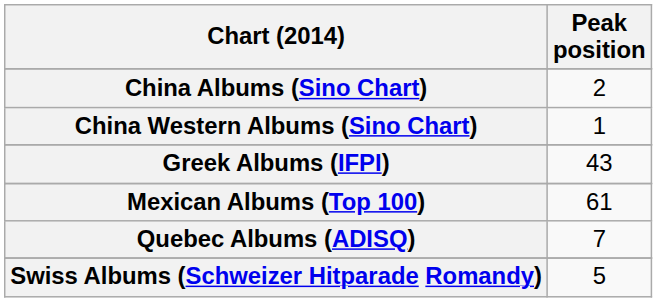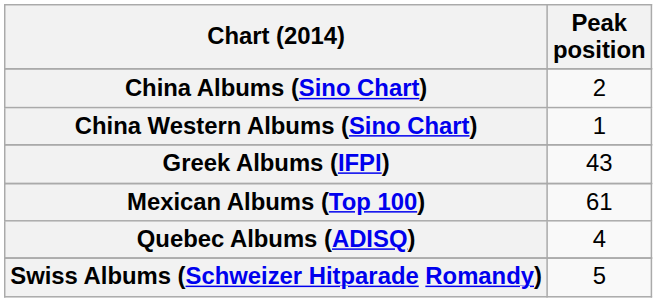(599, 239) 7 -> (599, 239) 4
